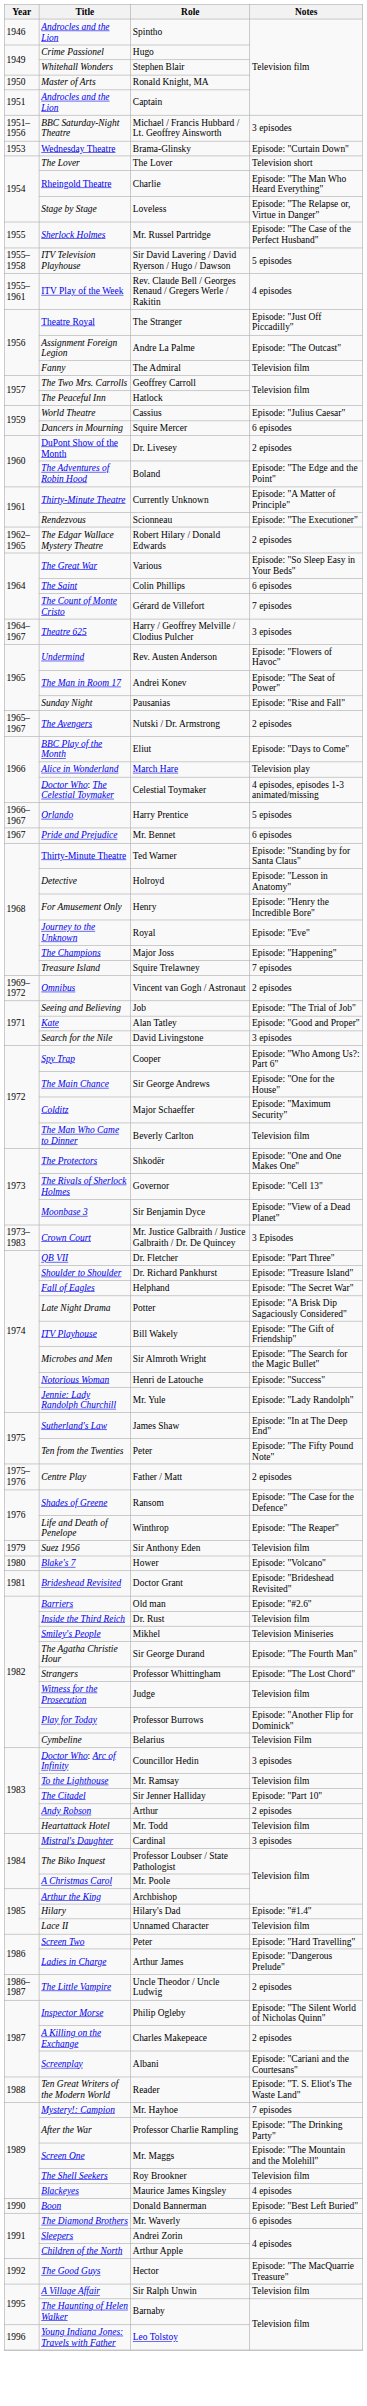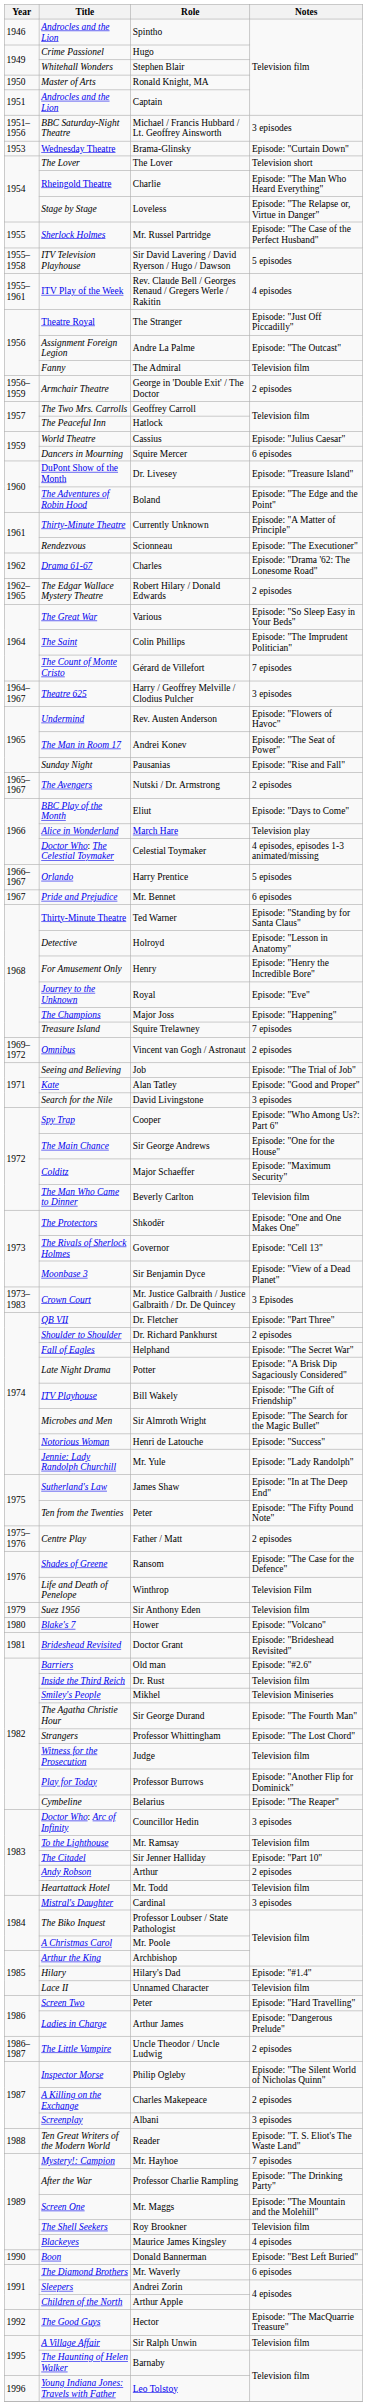+ row: (75, 388)
(272, 448) 2 episodes -> (303, 474) Episode: "Treasure Island"
+ row: (67, 565)
(272, 586) 6 episodes -> (300, 642) Episode: "The Imprudent Politician"
(303, 1273) Episode: "Treasure Island" -> (272, 1335) 2 episodes
(296, 1528) Episode: "The Reaper" -> (282, 1590) Television Film
(282, 1740) Television Film -> (296, 1802) Episode: "The Reaper"
(301, 2064) Episode: "Cariani and the Courtesans" -> (272, 2120) 3 episodes
